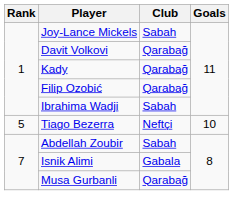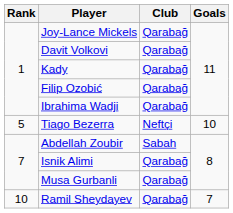(159, 32) Sabah -> (165, 32) Qarabağ
(159, 106) Sabah -> (165, 106) Qarabağ
(161, 161) Gabala -> (165, 161) Qarabağ
+ row: (86, 198)
